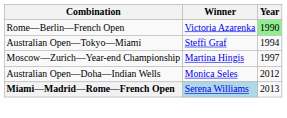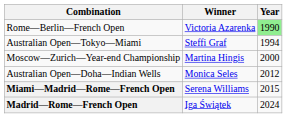(270, 58) 1997 -> (270, 58) 2000
(217, 89) lightblue background -> (217, 89) no background
(270, 89) 2013 -> (270, 89) 2015
+ row: (72, 105)
